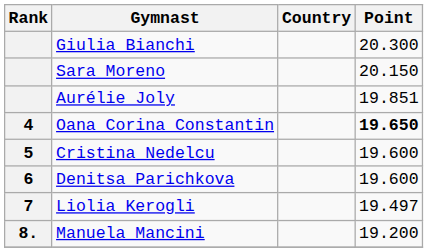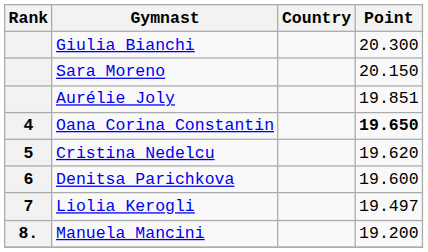(389, 153) 19.600 -> (389, 153) 19.620
